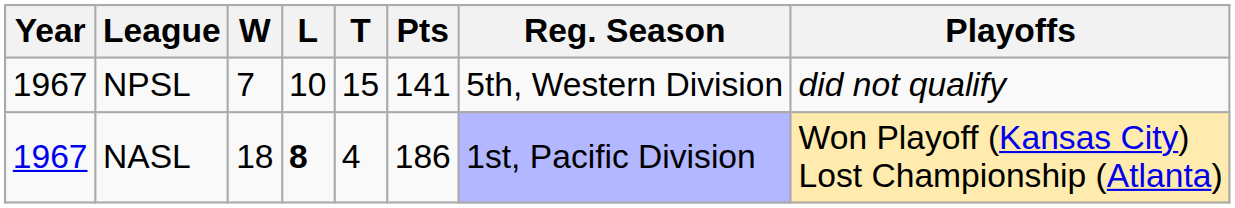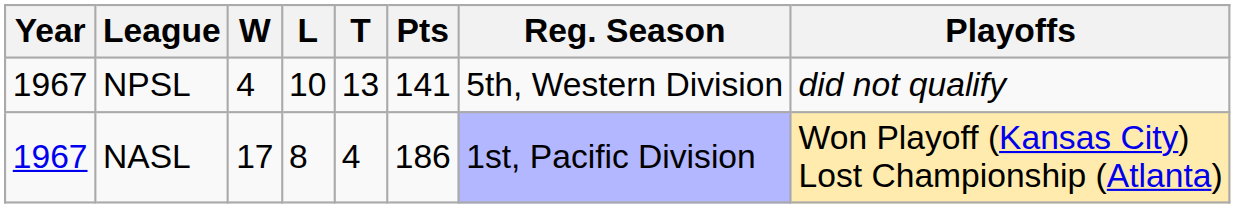(245, 84) 7 -> (245, 84) 4
(361, 84) 15 -> (361, 84) 13
(255, 156) 18 -> (255, 156) 17
(298, 156) bold -> (298, 156) normal
